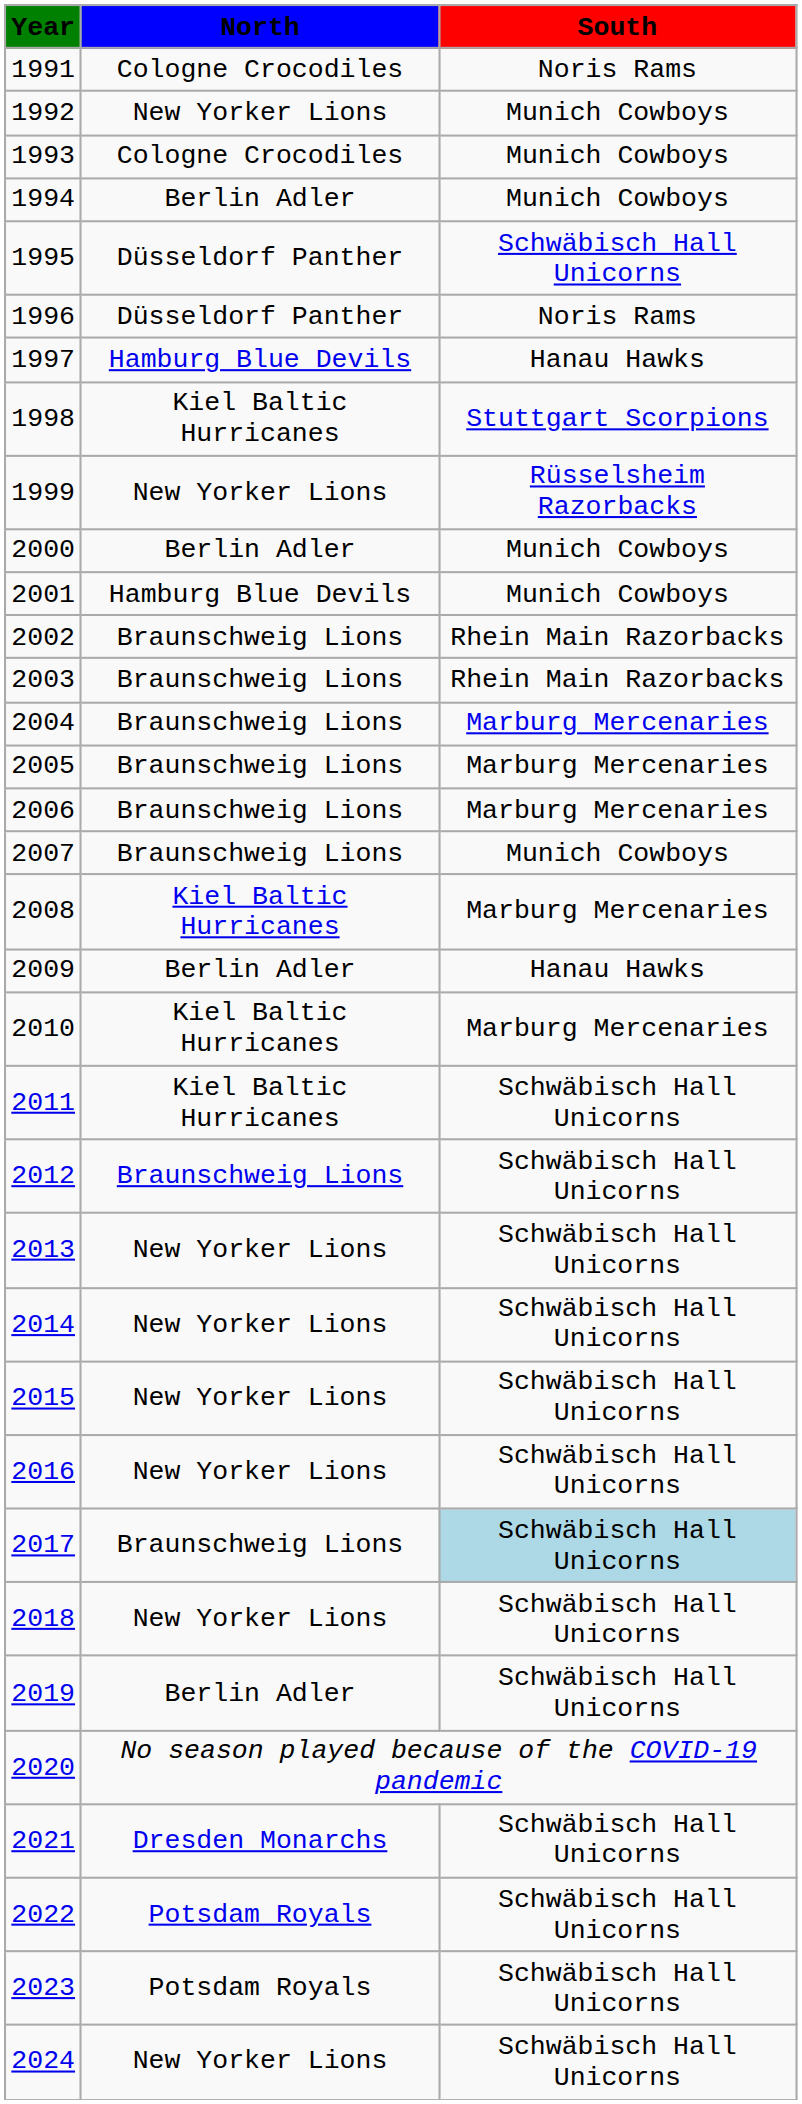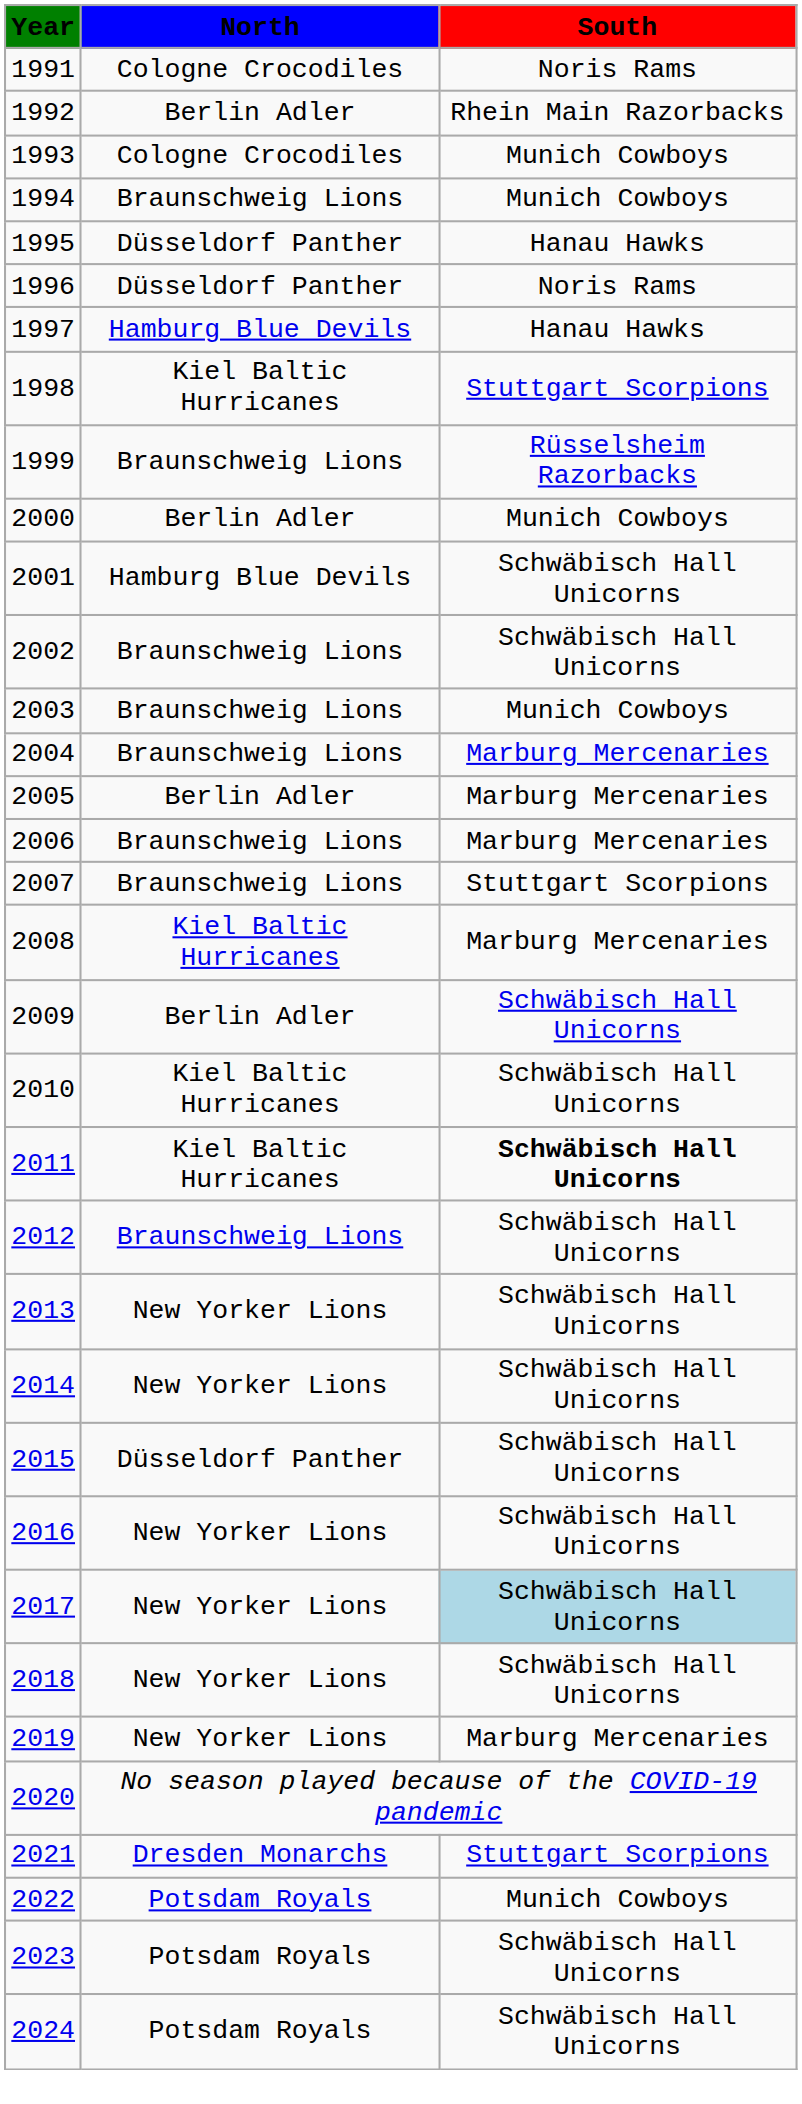(260, 113) New Yorker Lions -> (260, 113) Berlin Adler
(617, 113) Munich Cowboys -> (617, 113) Rhein Main Razorbacks
(260, 200) Berlin Adler -> (260, 200) Braunschweig Lions
(617, 258) Schwäbisch Hall Unicorns -> (617, 243) Hanau Hawks
(260, 492) New Yorker Lions -> (260, 462) Braunschweig Lions
(617, 594) Munich Cowboys -> (617, 579) Schwäbisch Hall Unicorns
(617, 637) Rhein Main Razorbacks -> (617, 652) Schwäbisch Hall Unicorns
(617, 680) Rhein Main Razorbacks -> (617, 711) Munich Cowboys
(260, 767) Braunschweig Lions -> (260, 797) Berlin Adler
(617, 853) Munich Cowboys -> (617, 884) Stuttgart Scorpions
(617, 970) Hanau Hawks -> (617, 1016) Schwäbisch Hall Unicorns
(617, 1029) Marburg Mercenaries -> (617, 1090) Schwäbisch Hall Unicorns
(617, 1103) normal -> (617, 1164) bold
(260, 1398) New Yorker Lions -> (260, 1459) Düsseldorf Panther
(260, 1546) Braunschweig Lions -> (260, 1607) New Yorker Lions
(260, 1693) Berlin Adler -> (260, 1739) New Yorker Lions
(617, 1693) Schwäbisch Hall Unicorns -> (617, 1739) Marburg Mercenaries
(617, 1841) Schwäbisch Hall Unicorns -> (617, 1856) Stuttgart Scorpions
(617, 1915) Schwäbisch Hall Unicorns -> (617, 1899) Munich Cowboys
(260, 2062) New Yorker Lions -> (260, 2032) Potsdam Royals
